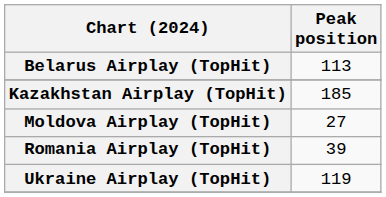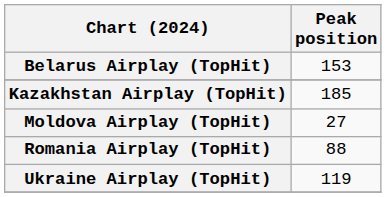(336, 66) 113 -> (336, 66) 153
(336, 150) 39 -> (336, 150) 88
